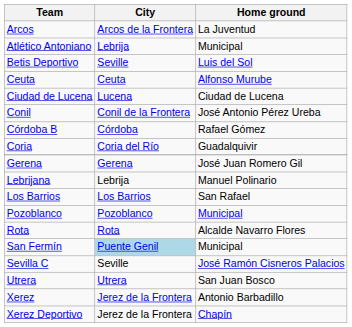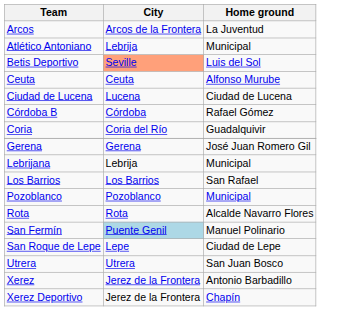(113, 63) no background -> (121, 63) lightsalmon background
- row: (19, 113)
(237, 180) Manuel Polinario -> (228, 163) Municipal
(220, 247) Municipal -> (245, 230) Manuel Polinario
+ row: (54, 247)
- row: (28, 264)
